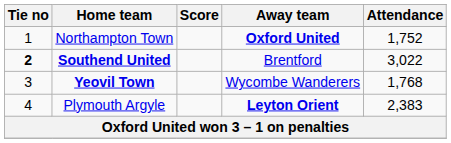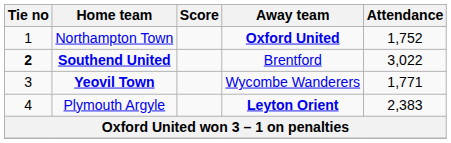(405, 82) 1,768 -> (405, 82) 1,771
